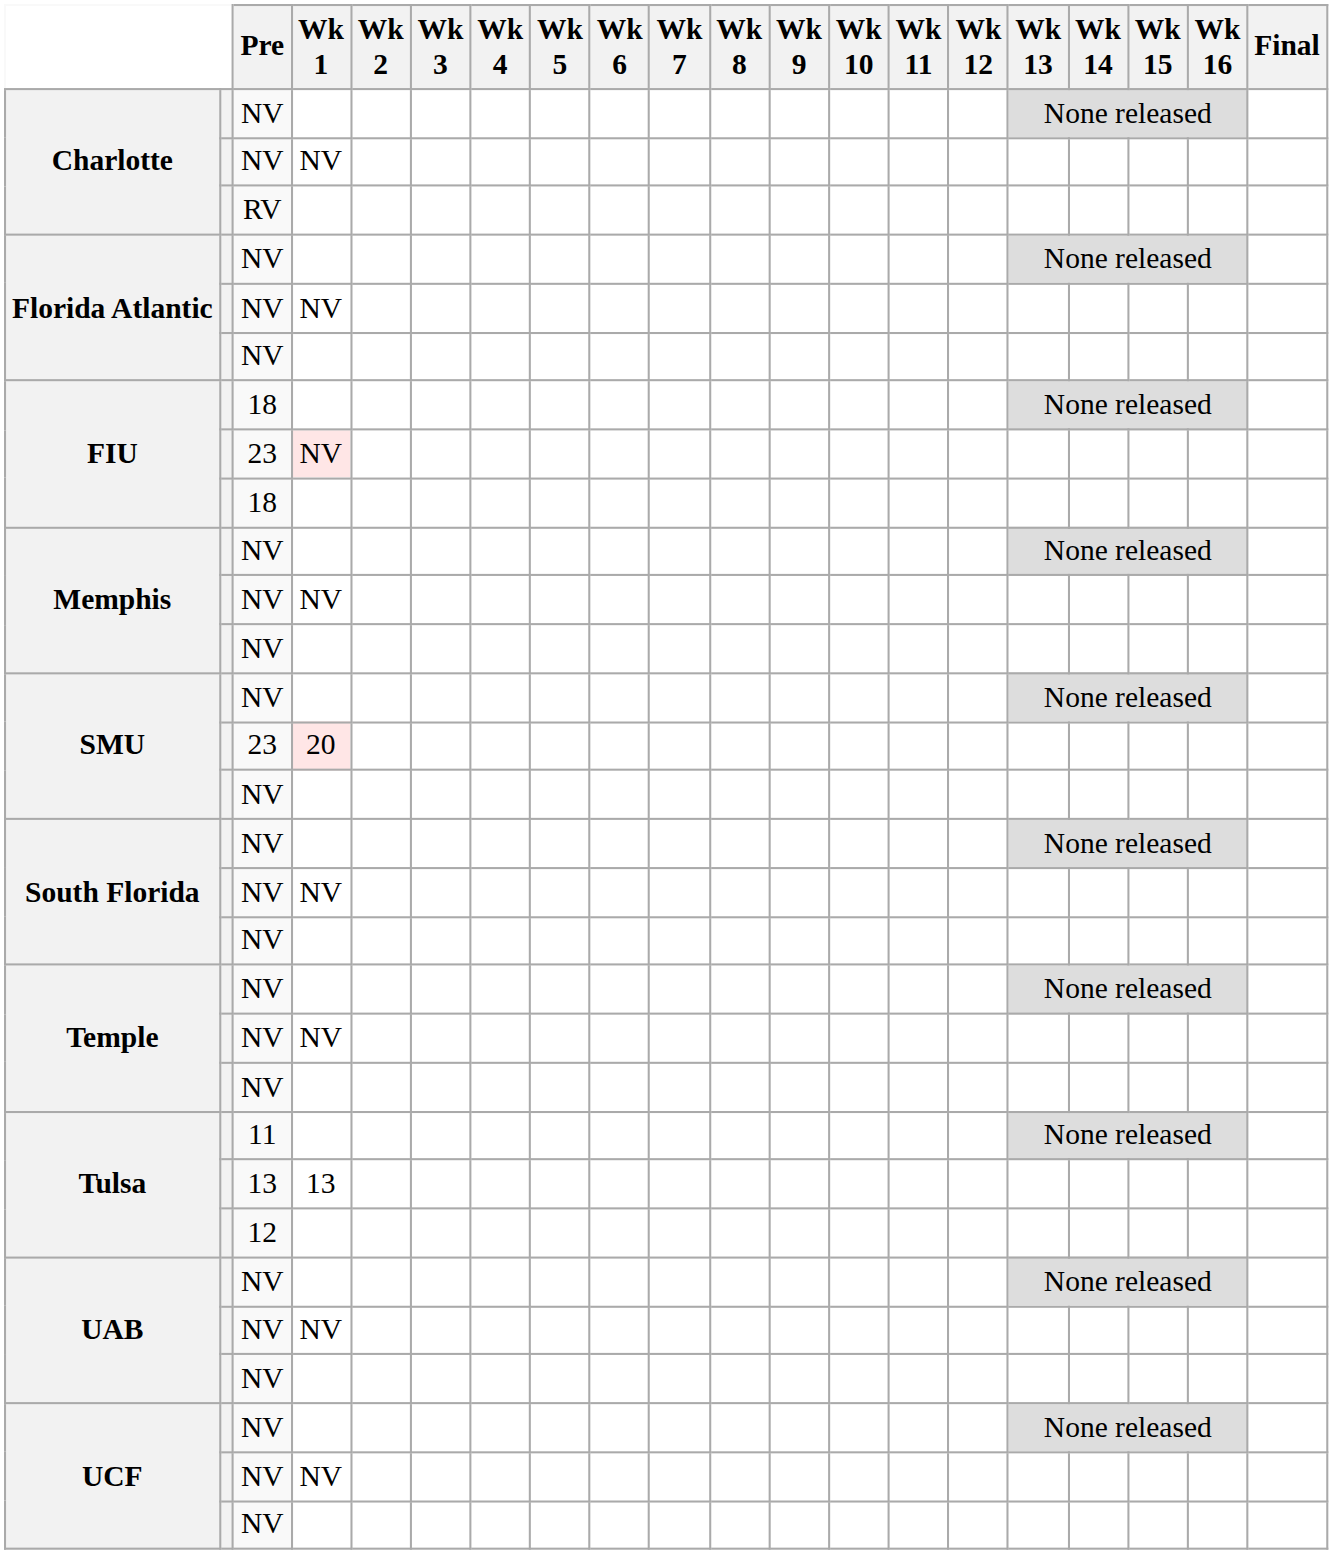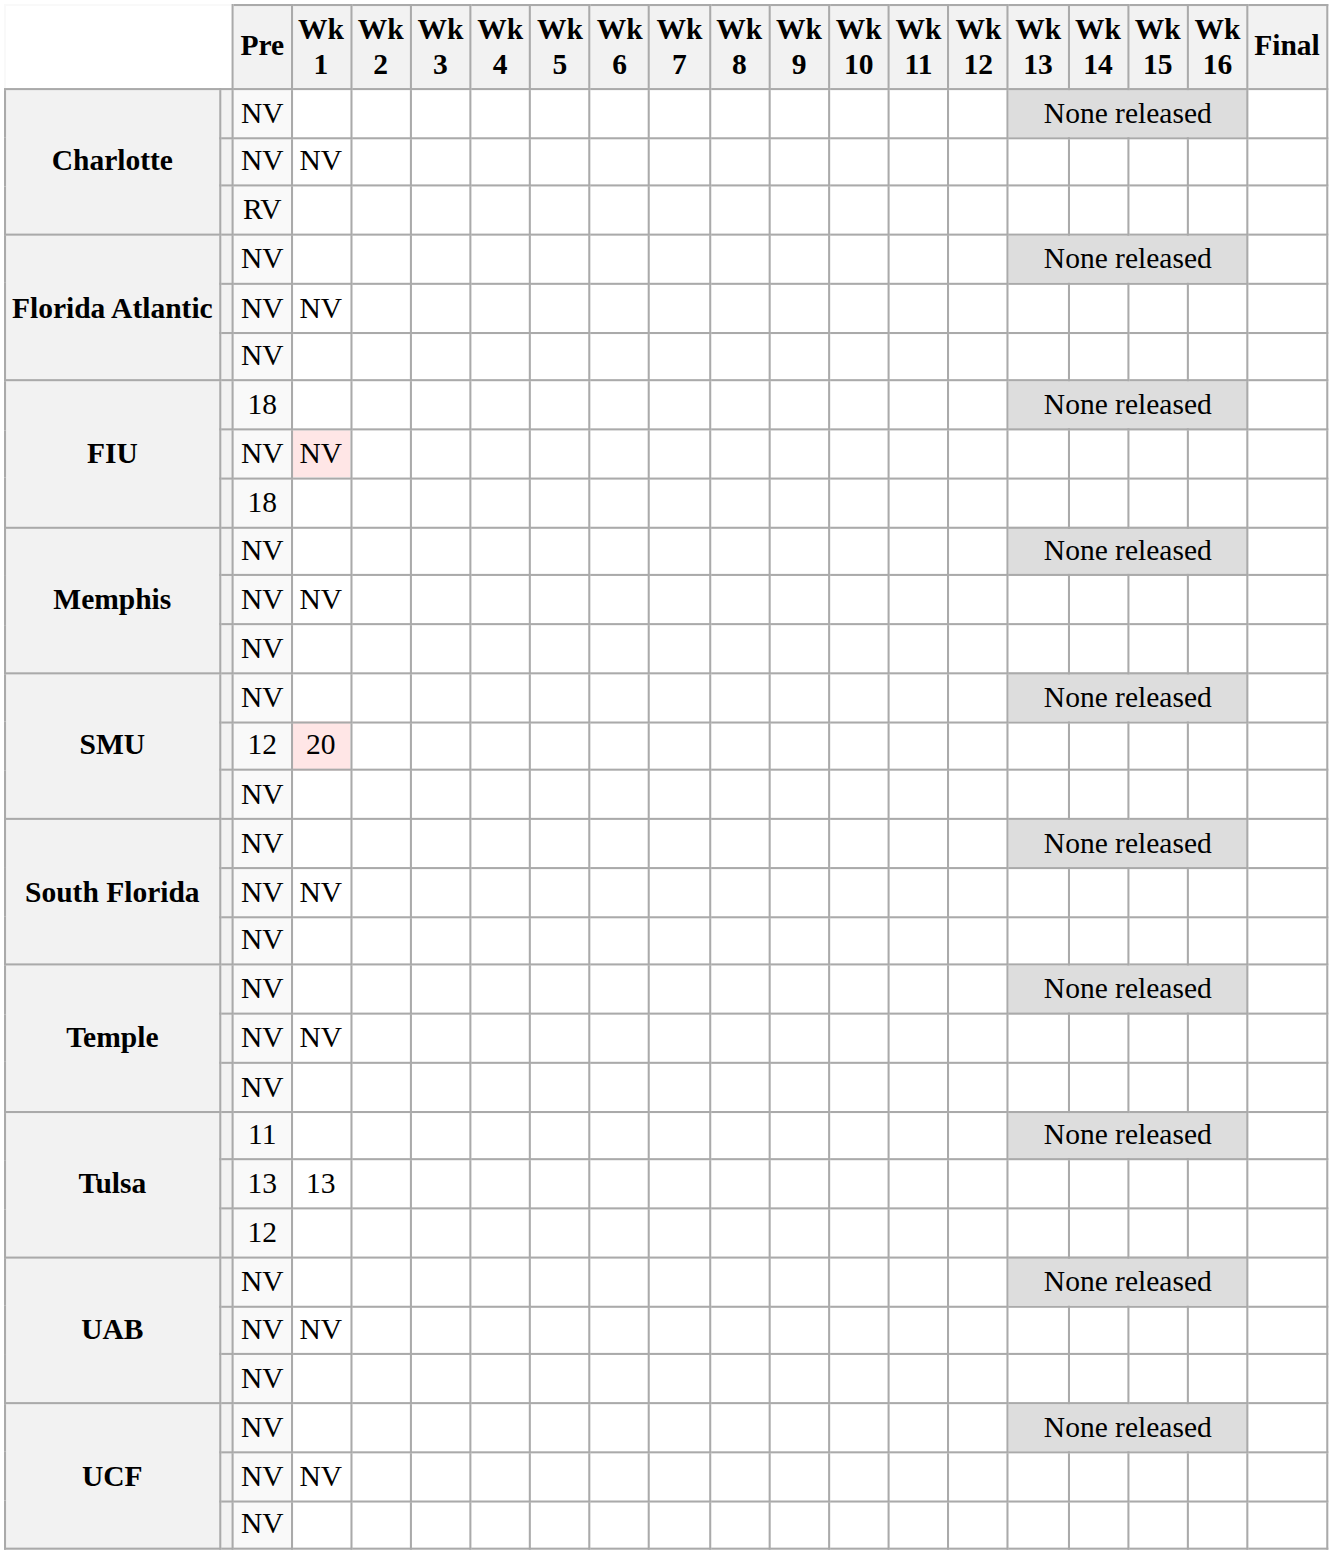(262, 453) 23 -> (262, 453) NV
(262, 745) 23 -> (262, 745) 12
